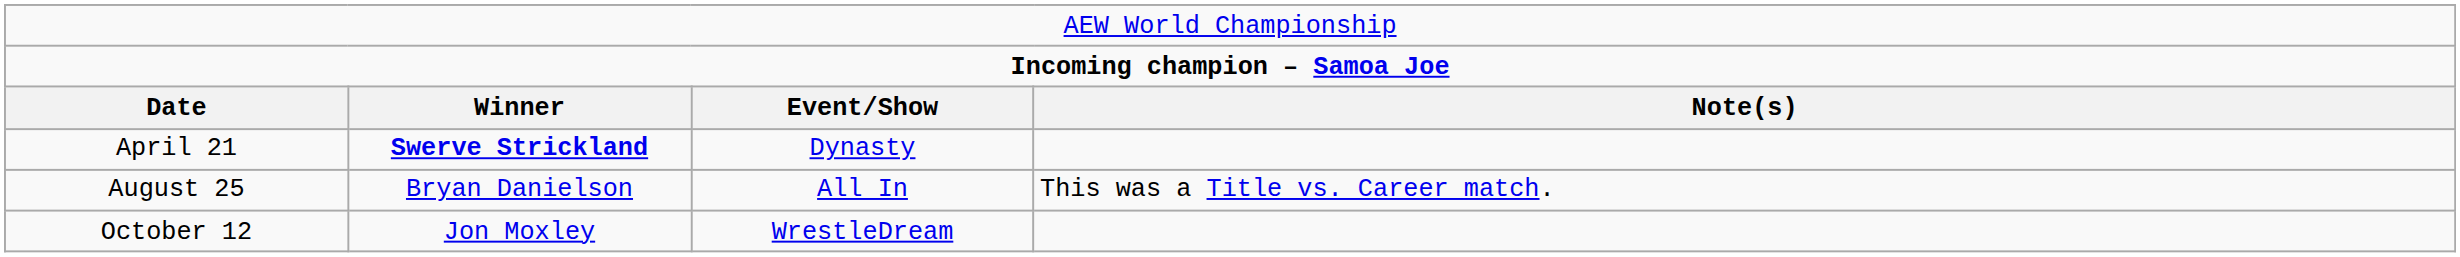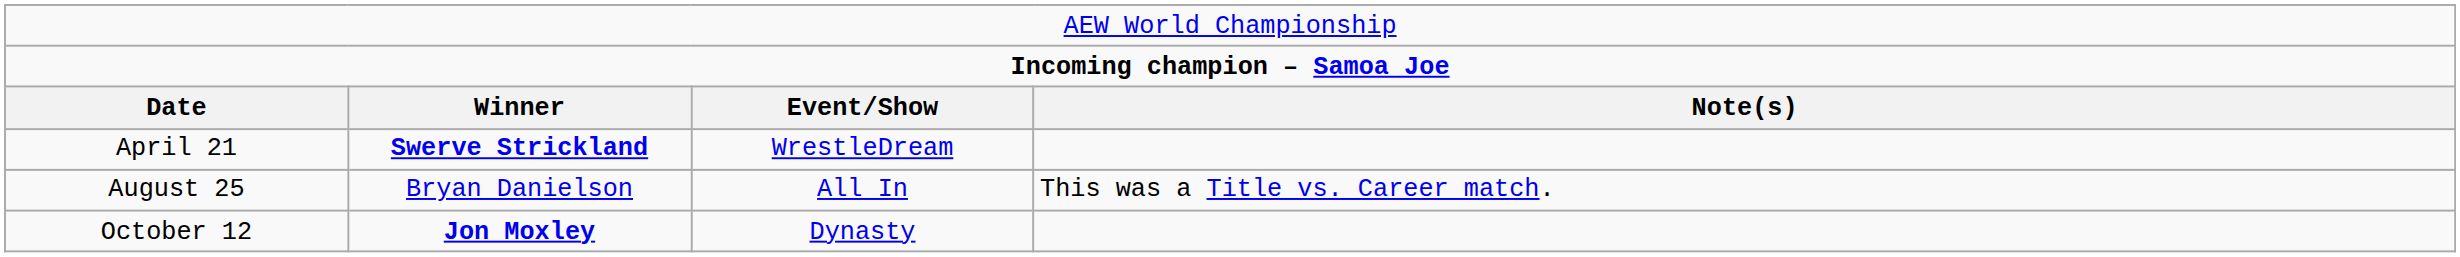(862, 149) Dynasty -> (863, 149) WrestleDream
(519, 231) normal -> (519, 231) bold
(863, 231) WrestleDream -> (862, 231) Dynasty
